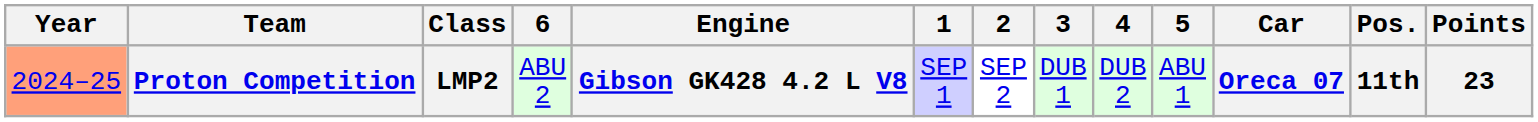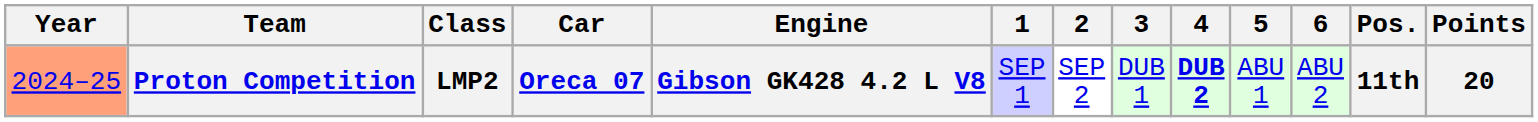columns swapped: (1281, 26) <-> (543, 26)
(1123, 81) normal -> (1201, 81) bold
(1479, 81) 23 -> (1479, 81) 20
